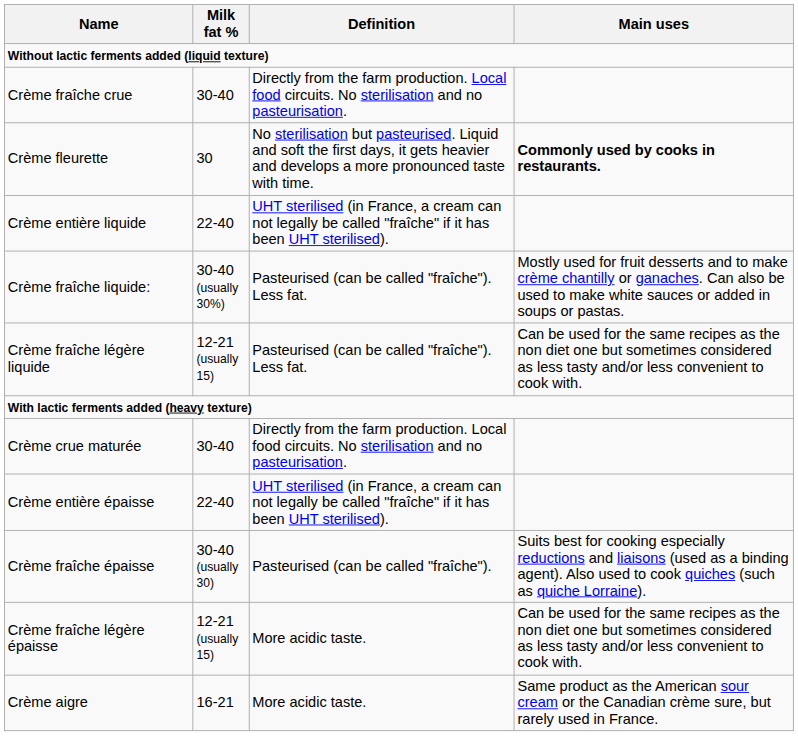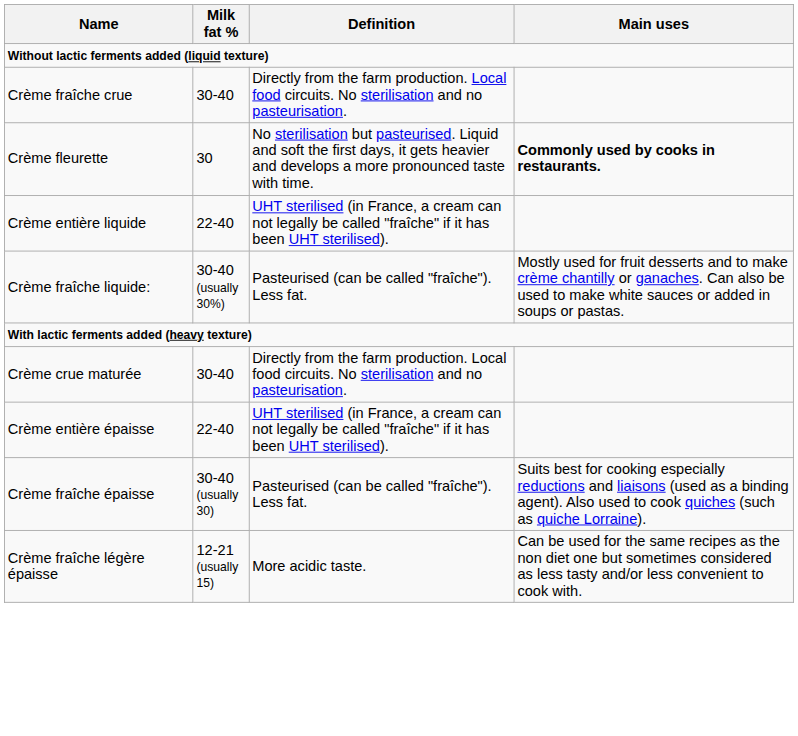- row: (76, 359)
(372, 566) Pasteurised (can be called "fraîche"). -> (372, 494) Pasteurised (can be called "fraîche"). Less fat.
- row: (48, 702)
